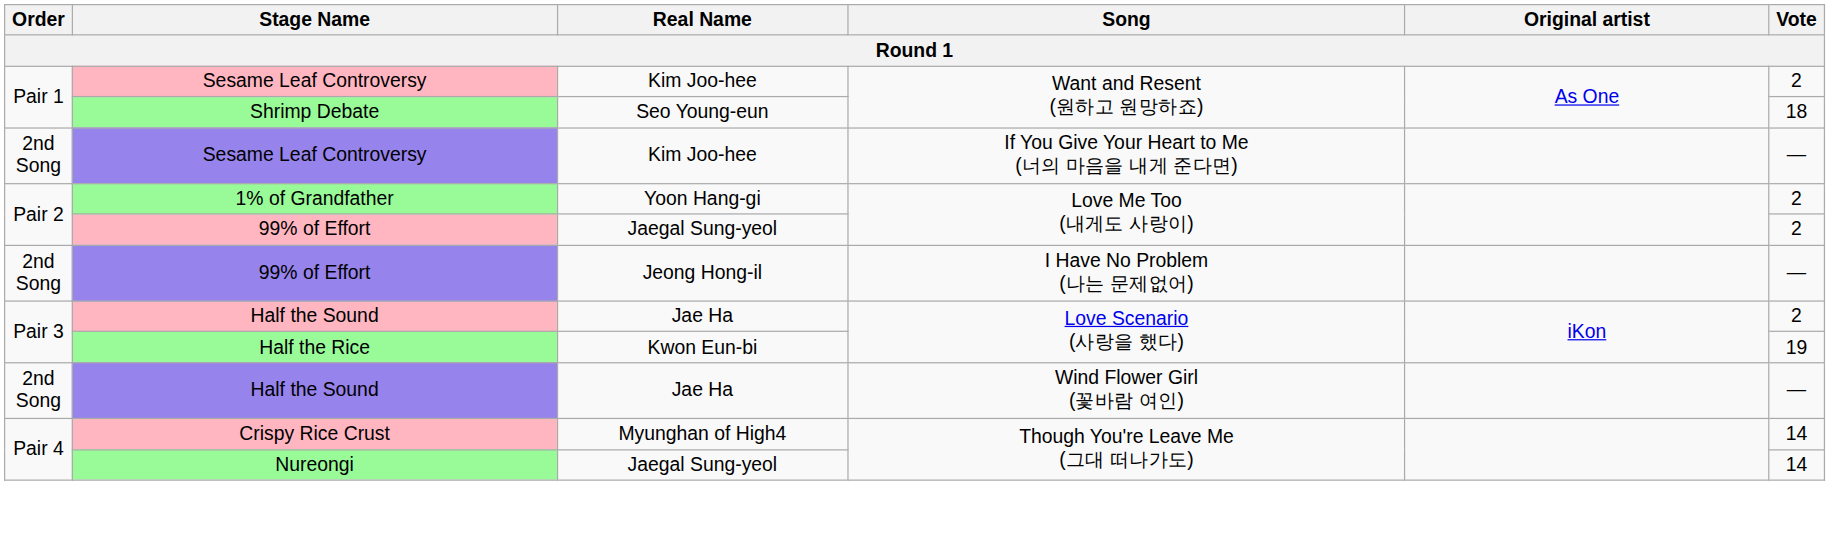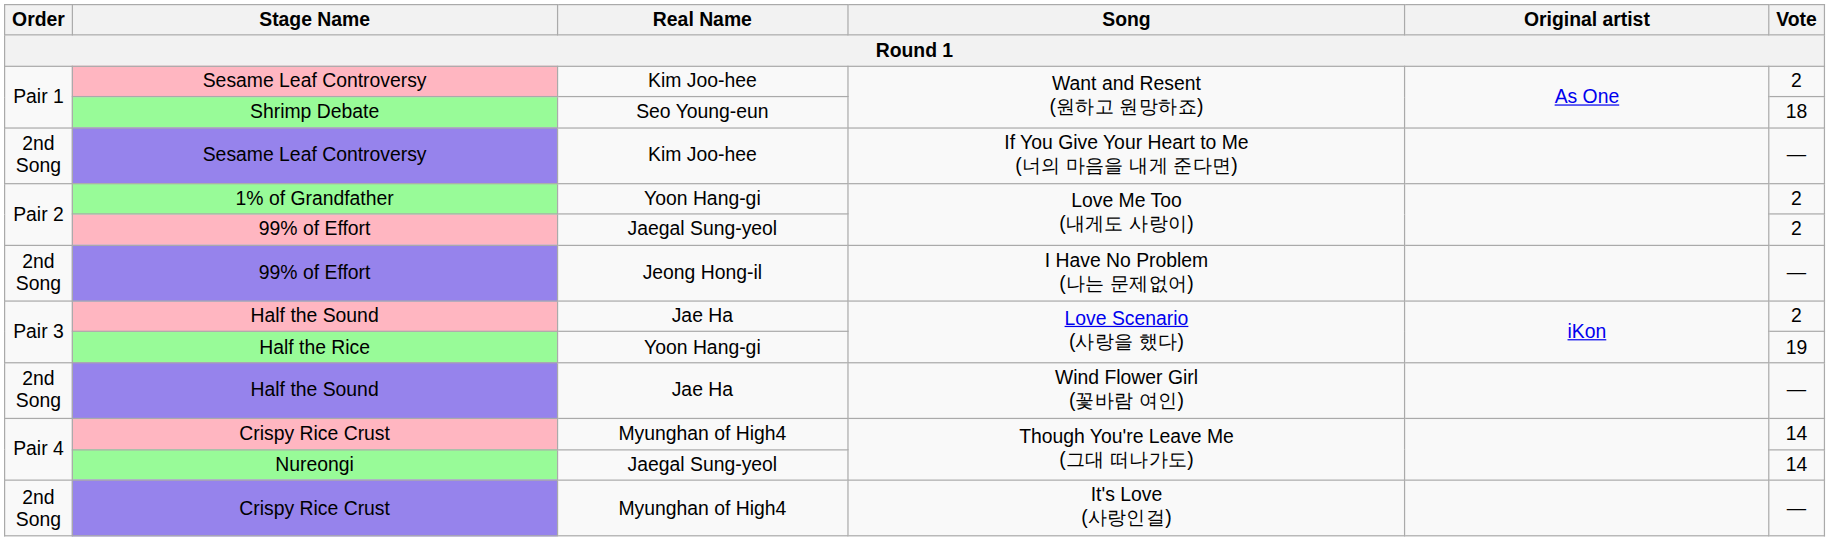(702, 347) Kwon Eun-bi -> (702, 347) Yoon Hang-gi
+ row: (315, 507)
